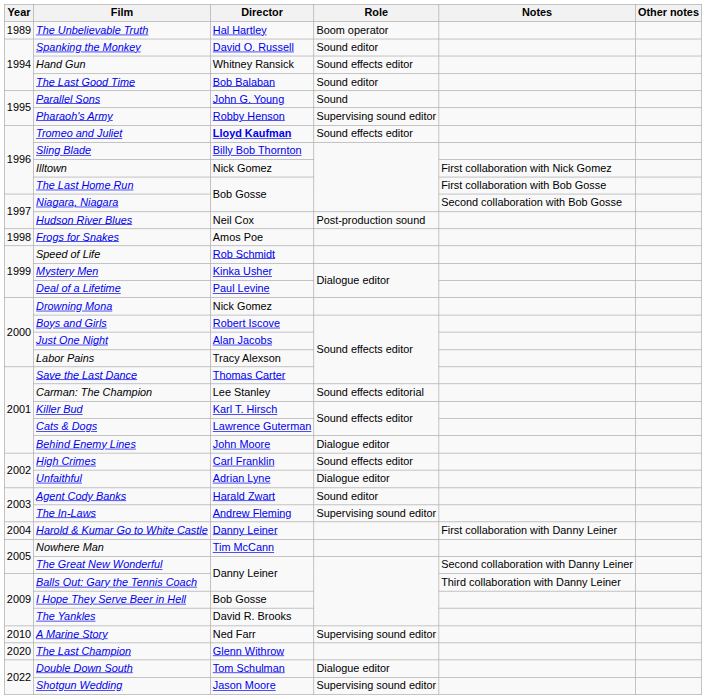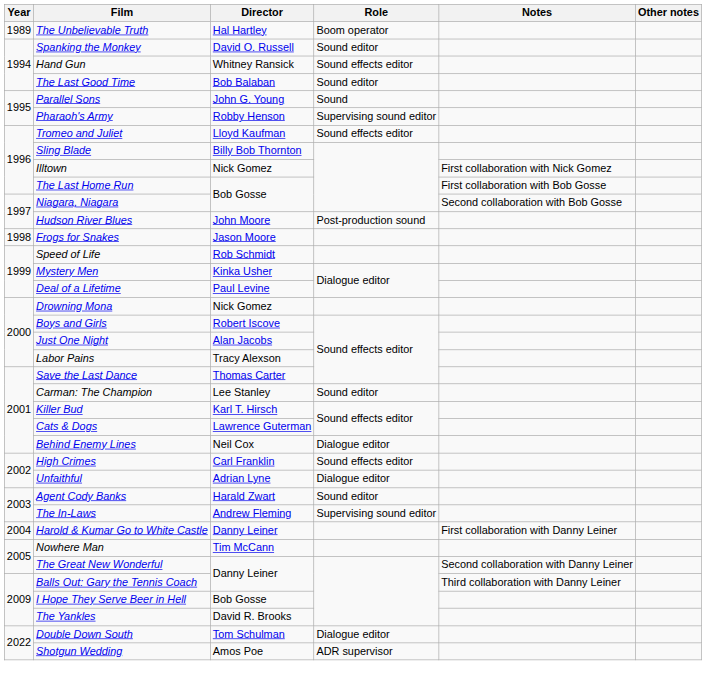(252, 133) bold -> (249, 133) normal
(233, 220) Neil Cox -> (242, 220) John Moore
(238, 237) Amos Poe -> (244, 237) Jason Moore
(370, 392) Sound effects editorial -> (347, 392) Sound editor
(242, 444) John Moore -> (233, 444) Neil Cox
- row: (72, 634)
- row: (84, 651)
(244, 686) Jason Moore -> (238, 651) Amos Poe
(376, 686) Supervising sound editor -> (354, 651) ADR supervisor
